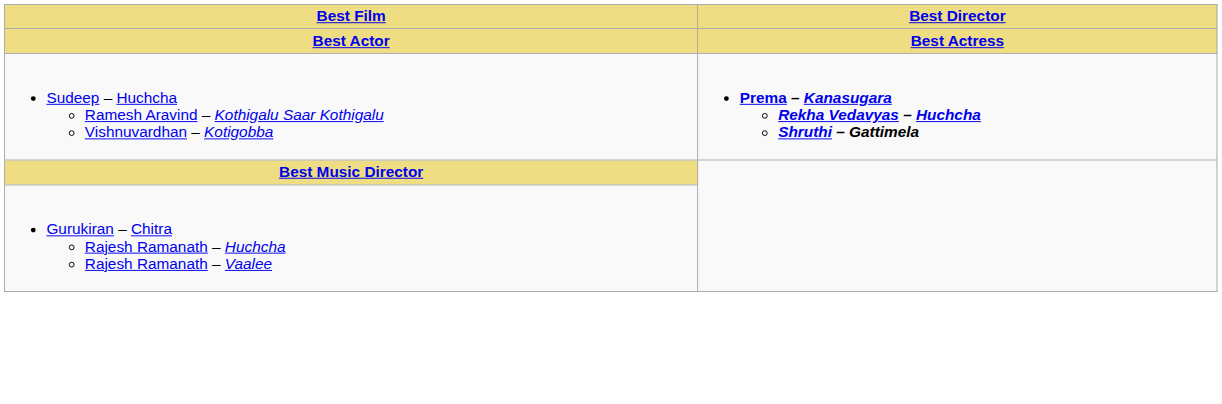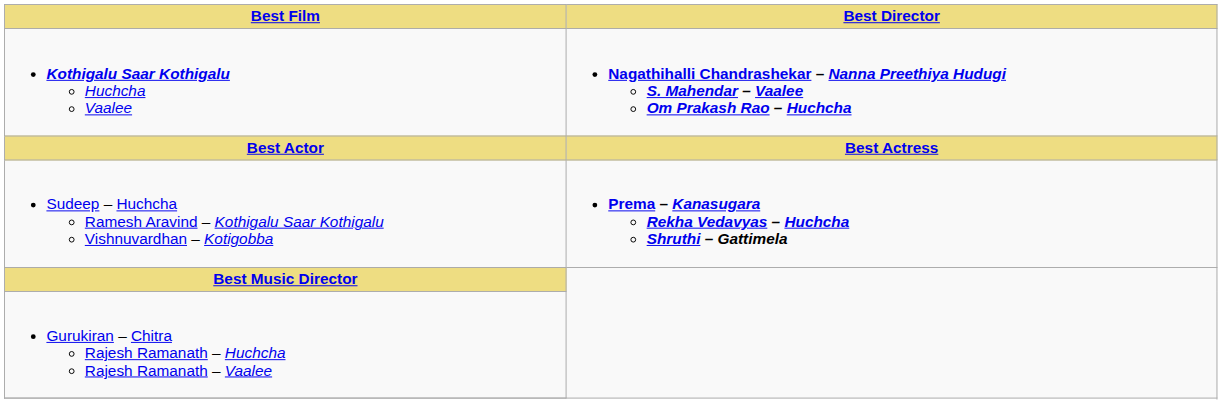+ row: (285, 91)
